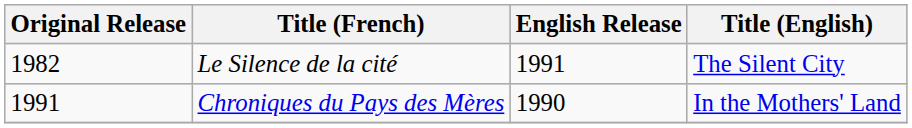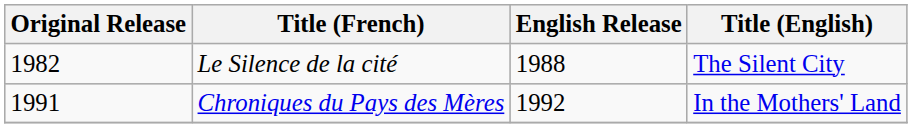(541, 63) 1991 -> (541, 63) 1988
(541, 102) 1990 -> (541, 102) 1992
